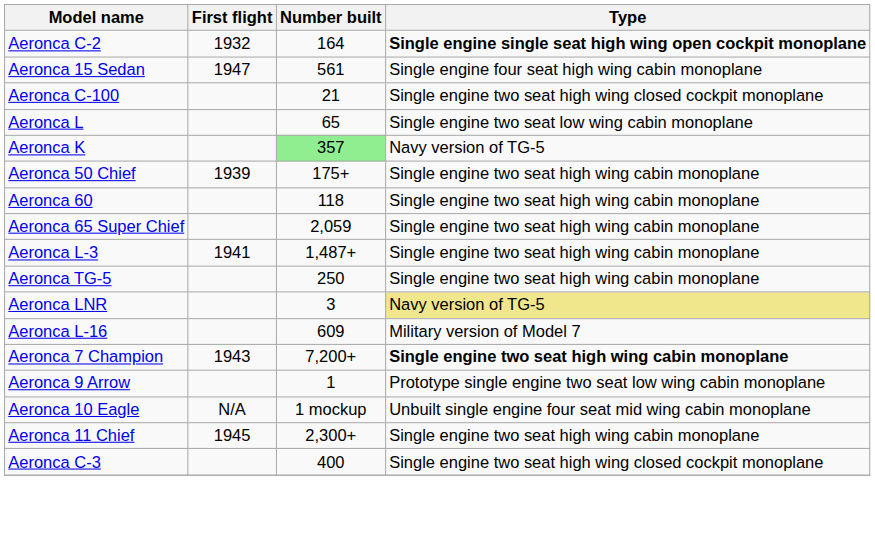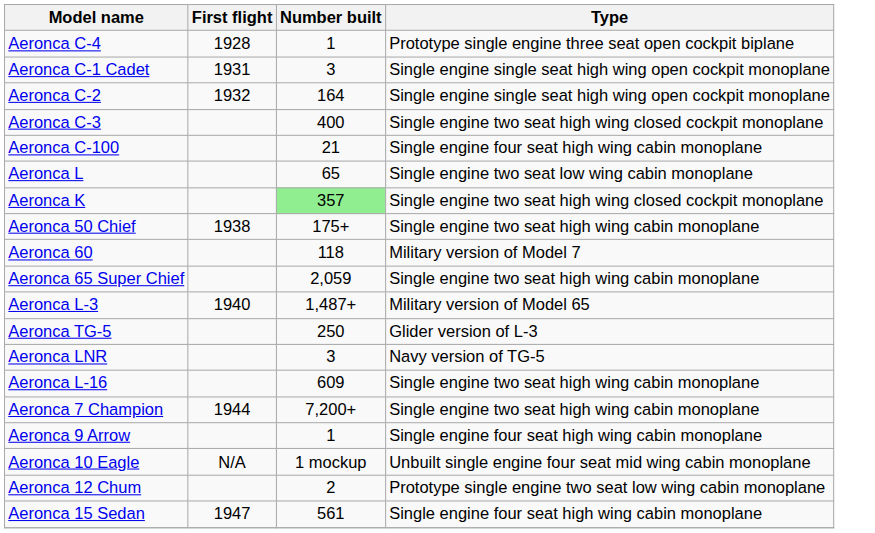+ row: (55, 43)
+ row: (79, 69)
(628, 43) bold -> (610, 95) normal
rows swapped: (55, 461) <-> (77, 69)
(606, 95) Single engine two seat high wing closed cockpit monoplane -> (576, 148) Single engine four seat high wing cabin monoplane
(467, 148) Navy version of TG-5 -> (606, 200) Single engine two seat high wing closed cockpit monoplane
(232, 174) 1939 -> (232, 226) 1938
(574, 200) Single engine two seat high wing cabin monoplane -> (485, 252) Military version of Model 7
(232, 252) 1941 -> (232, 305) 1940
(574, 252) Single engine two seat high wing cabin monoplane -> (490, 305) Military version of Model 65
(574, 278) Single engine two seat high wing cabin monoplane -> (463, 331) Glider version of L-3
(467, 305) khaki background -> (467, 357) no background
(485, 331) Military version of Model 7 -> (574, 383) Single engine two seat high wing cabin monoplane
(232, 357) 1943 -> (232, 409) 1944
(589, 357) bold -> (574, 409) normal
(607, 383) Prototype single engine two seat low wing cabin monoplane -> (576, 435) Single engine four seat high wing cabin monoplane
- row: (71, 435)
+ row: (75, 488)
